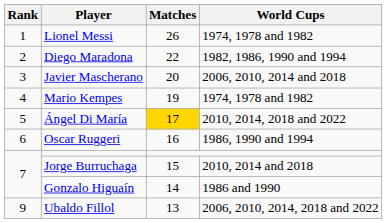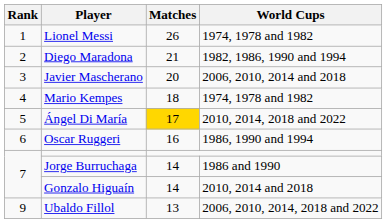(173, 56) 22 -> (173, 56) 21
(173, 98) 19 -> (173, 98) 18
(173, 166) 15 -> (173, 166) 14
(258, 166) 2010, 2014 and 2018 -> (241, 166) 1986 and 1990
(241, 187) 1986 and 1990 -> (258, 187) 2010, 2014 and 2018
